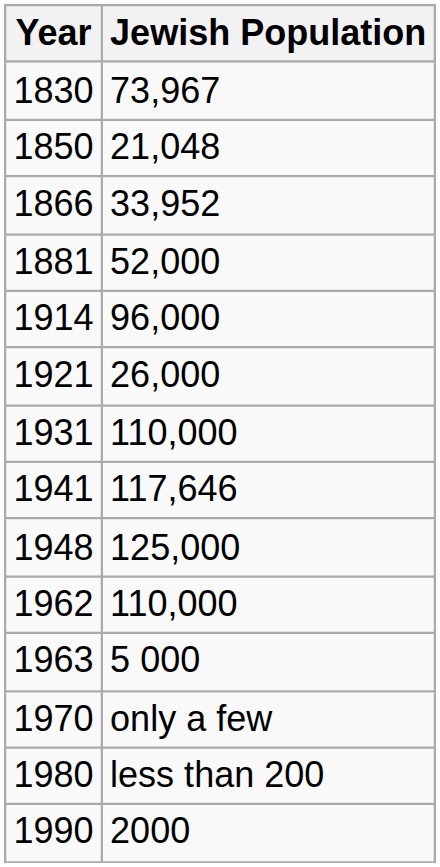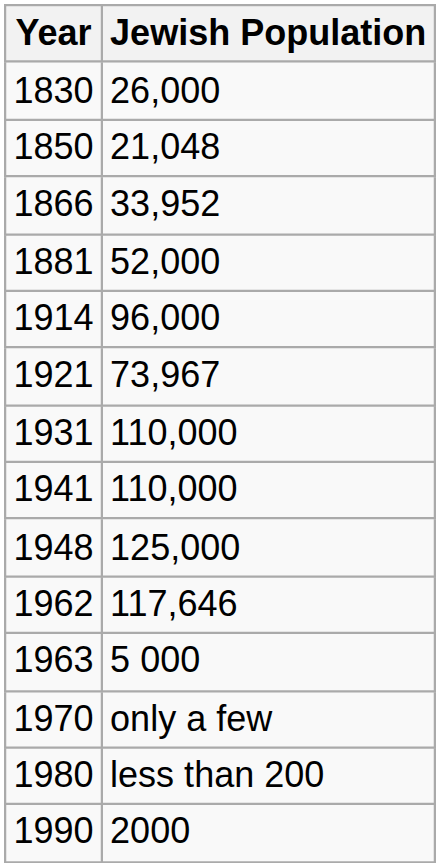(165, 90) 73,967 -> (165, 90) 26,000
(165, 375) 26,000 -> (165, 375) 73,967
(174, 489) 117,646 -> (174, 489) 110,000
(174, 603) 110,000 -> (174, 603) 117,646
